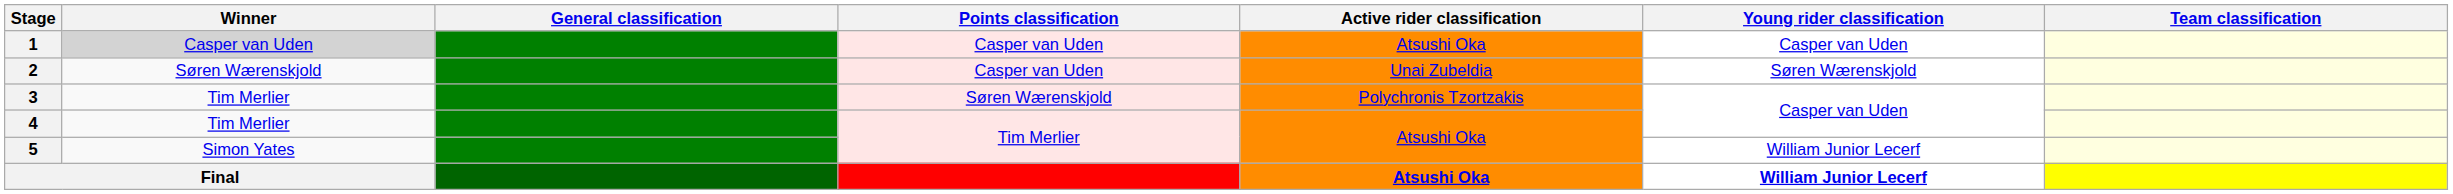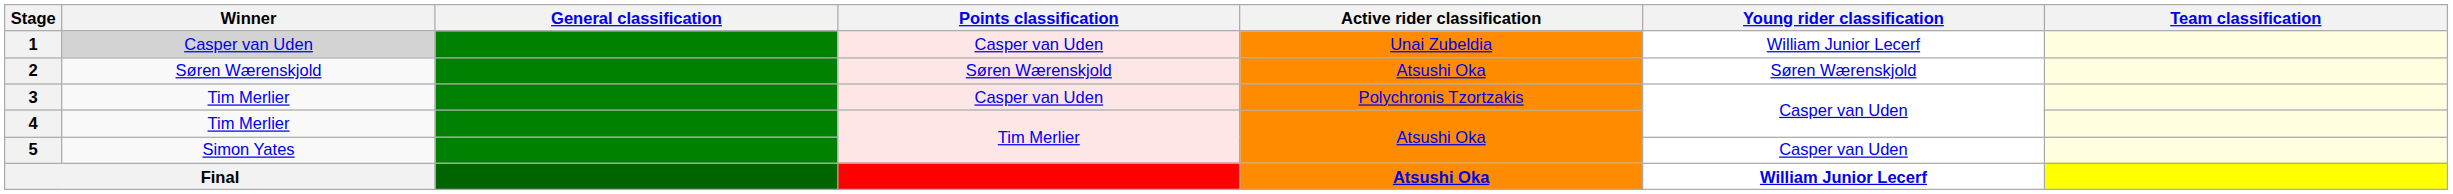(1441, 45) Atsushi Oka -> (1441, 45) Unai Zubeldia
(1843, 45) Casper van Uden -> (1843, 45) William Junior Lecerf
(1039, 71) Casper van Uden -> (1039, 71) Søren Wærenskjold
(1441, 71) Unai Zubeldia -> (1441, 71) Atsushi Oka
(1039, 97) Søren Wærenskjold -> (1039, 97) Casper van Uden
(1843, 150) William Junior Lecerf -> (1843, 150) Casper van Uden
